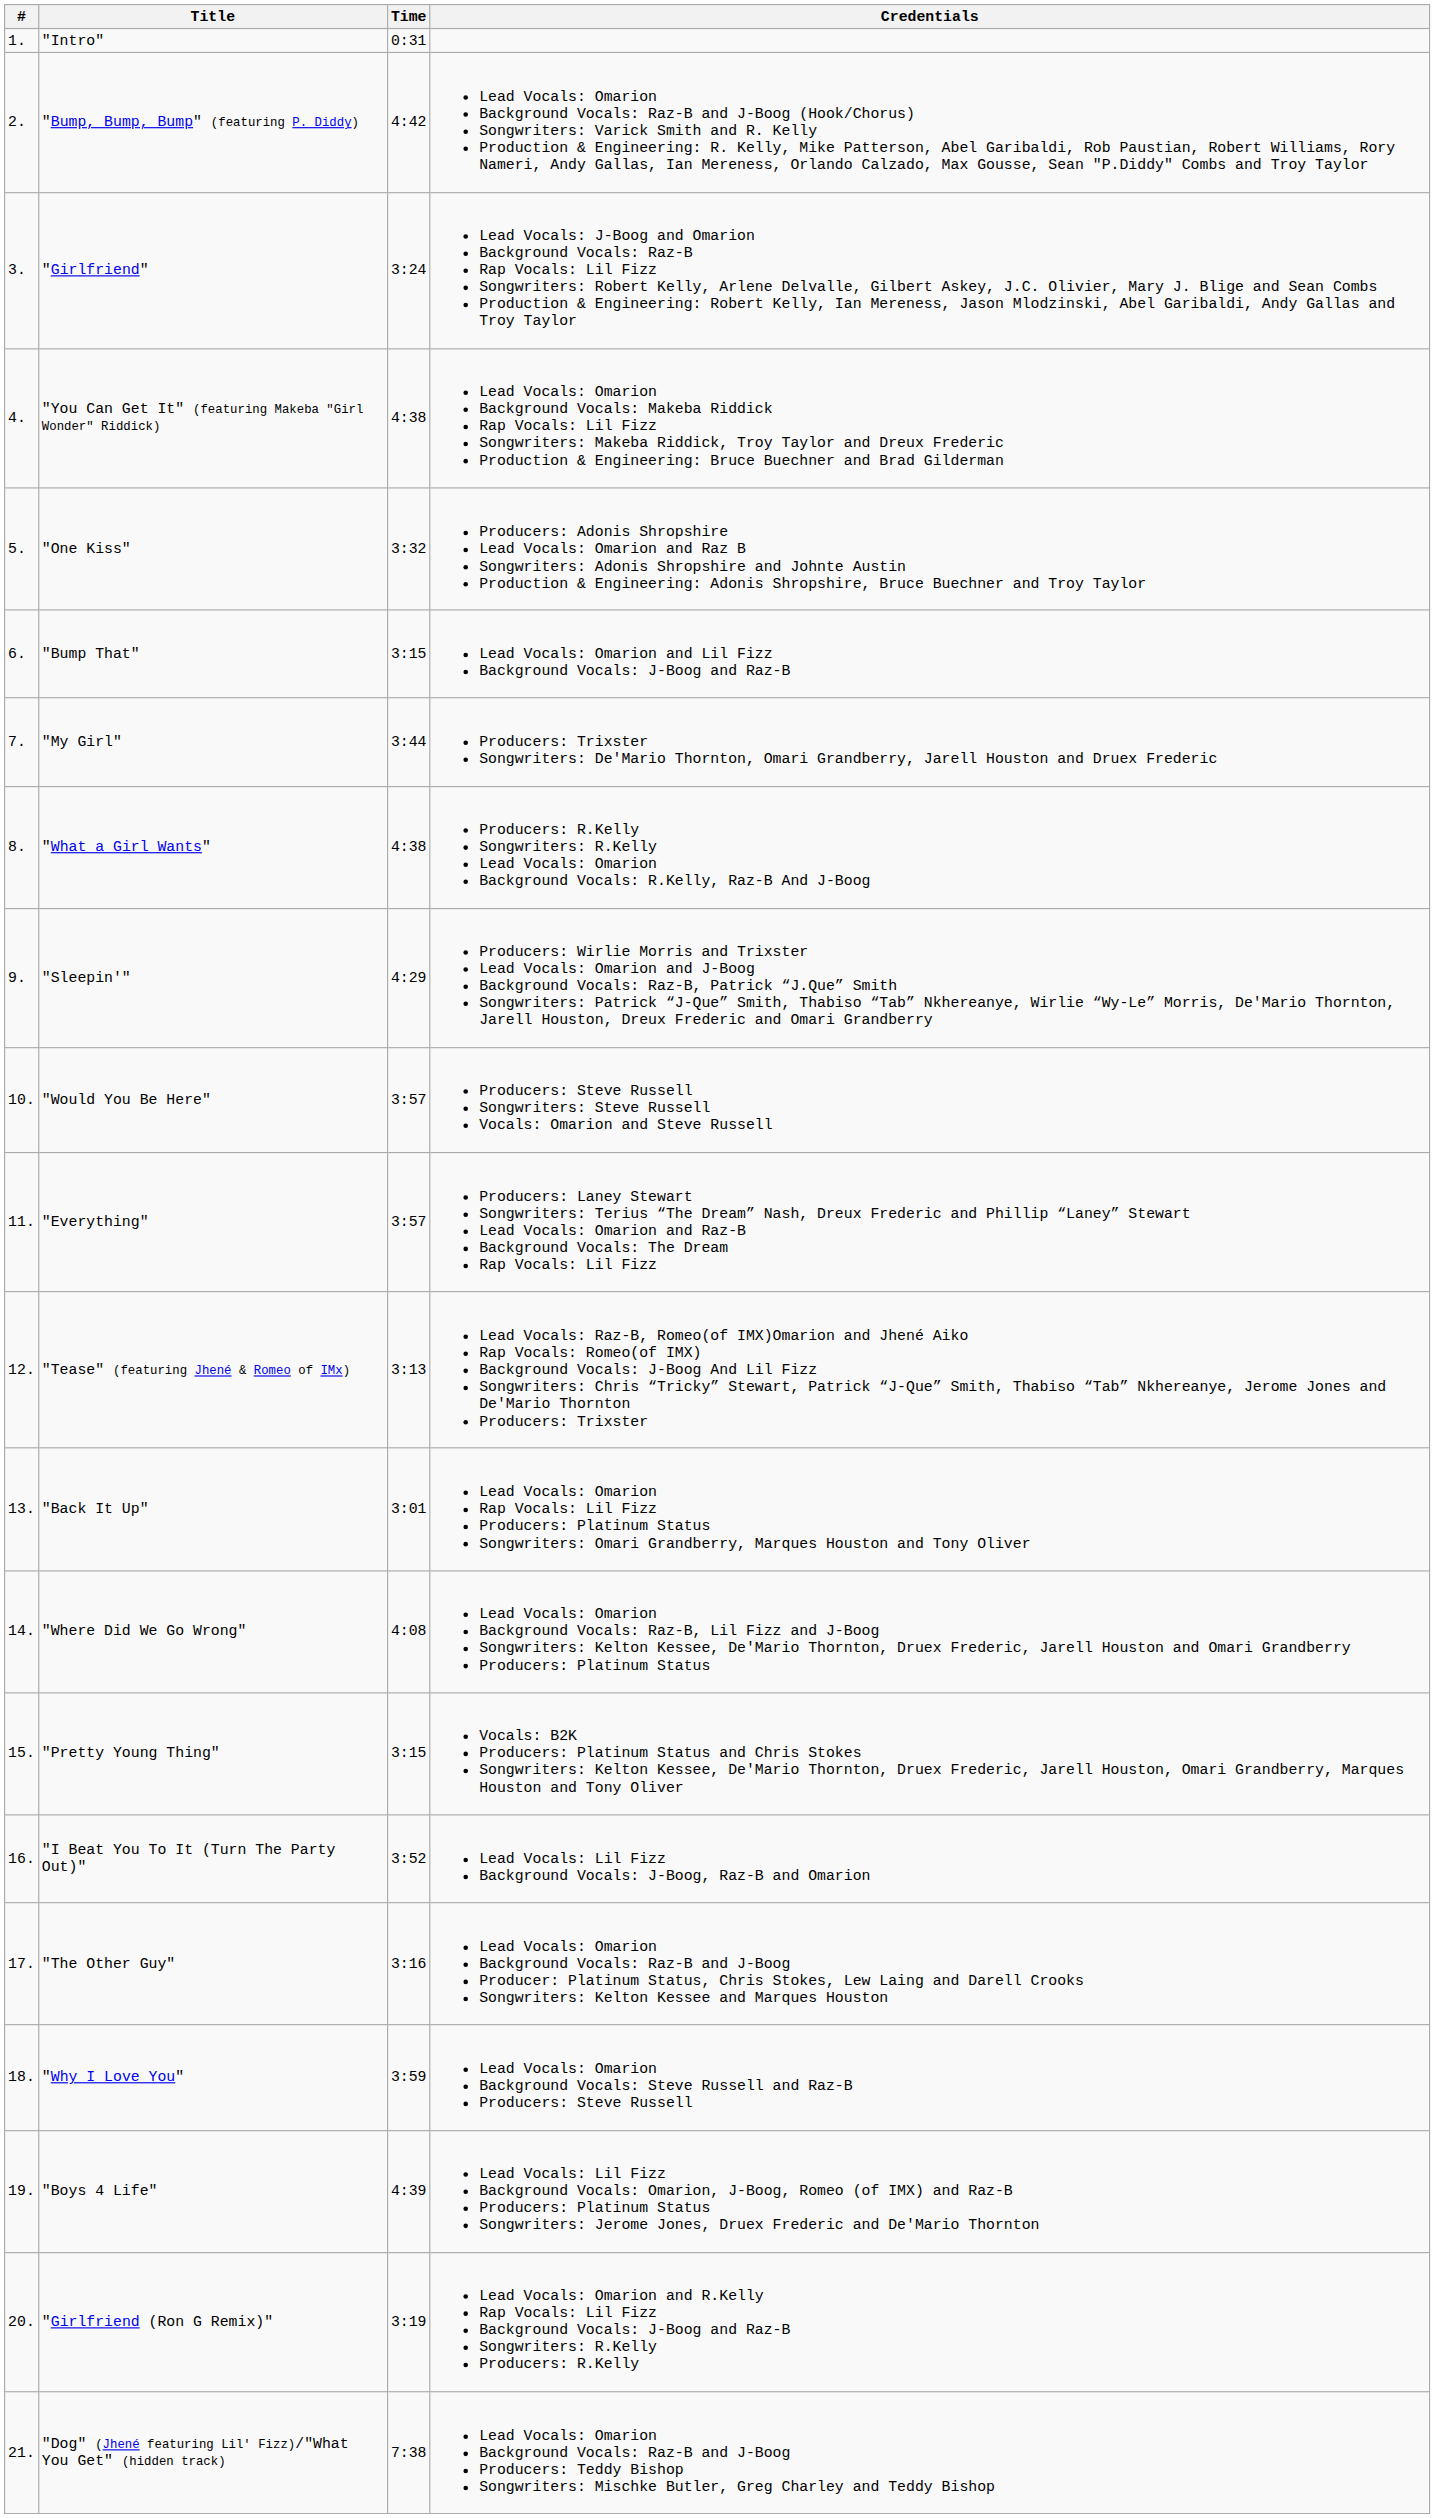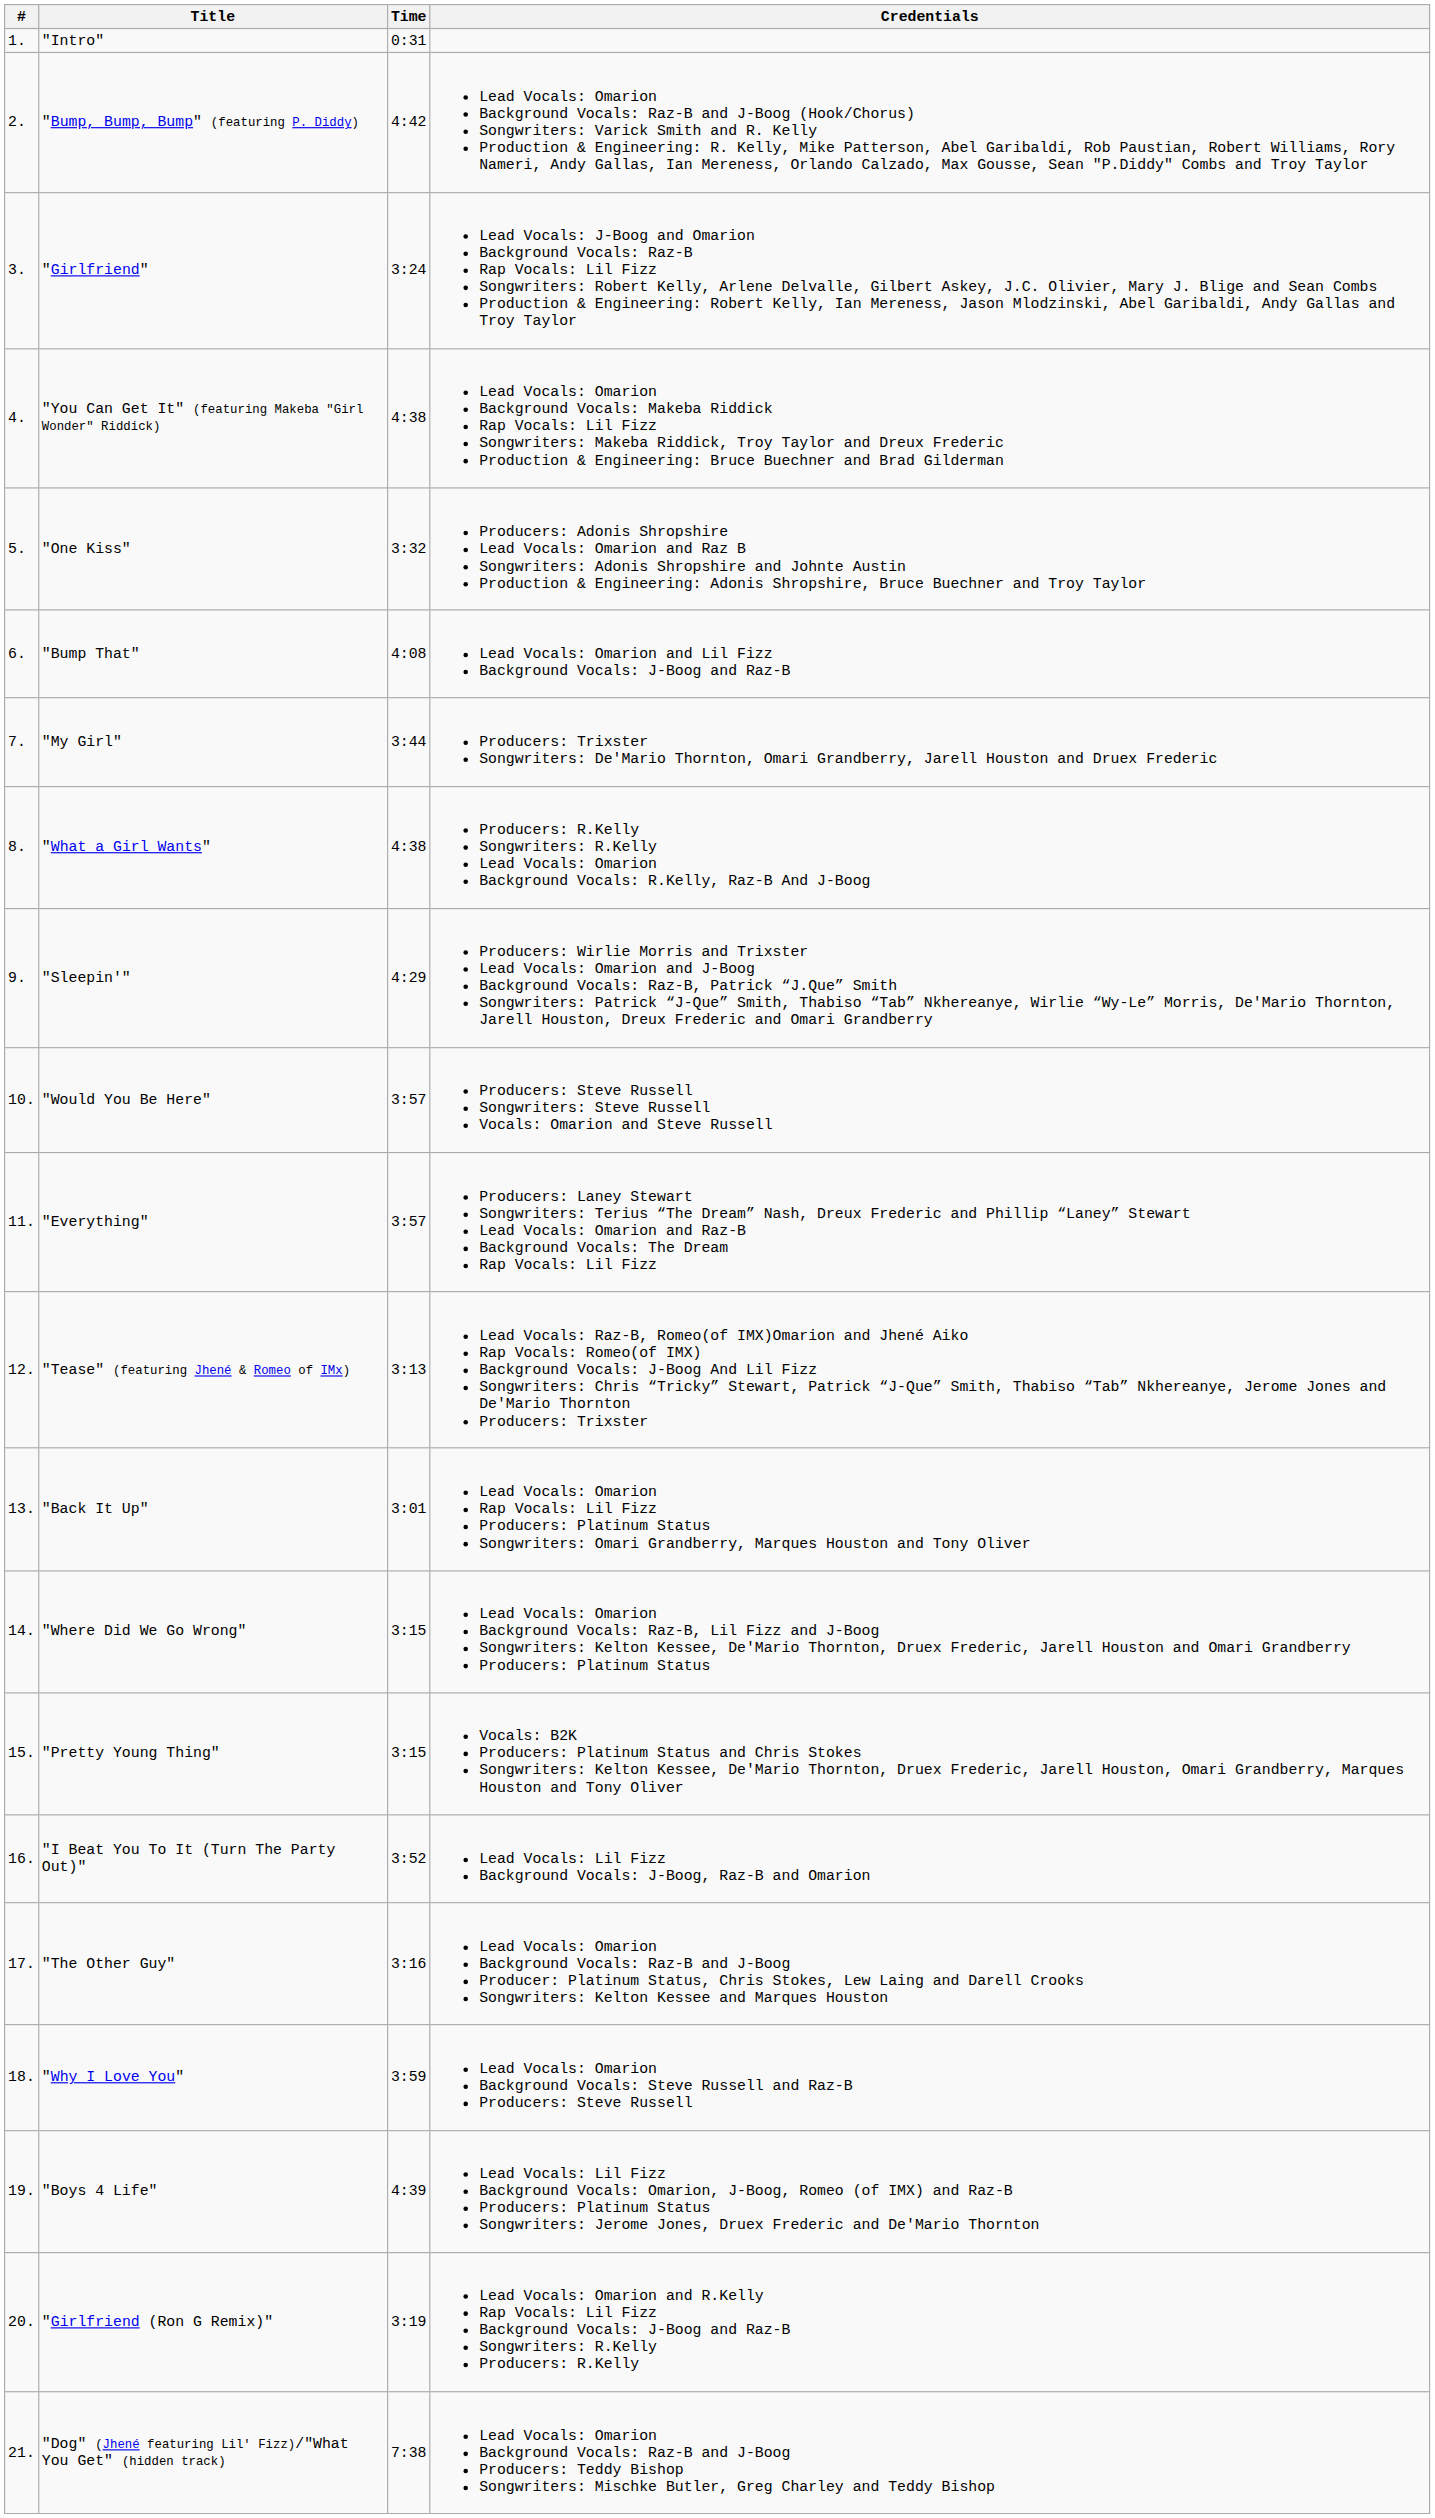(409, 654) 3:15 -> (409, 654) 4:08
(409, 1632) 4:08 -> (409, 1632) 3:15
